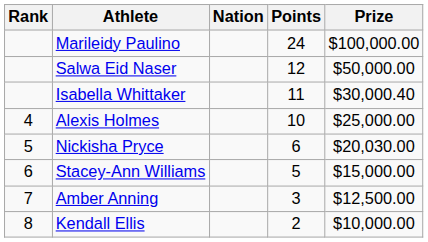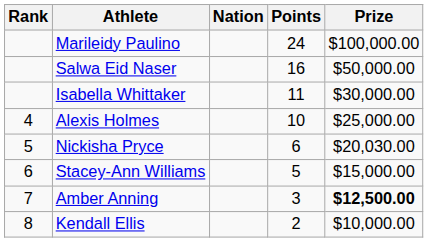(296, 69) 12 -> (296, 69) 16
(374, 95) $30,000.40 -> (374, 95) $30,000.00
(374, 198) normal -> (374, 198) bold
